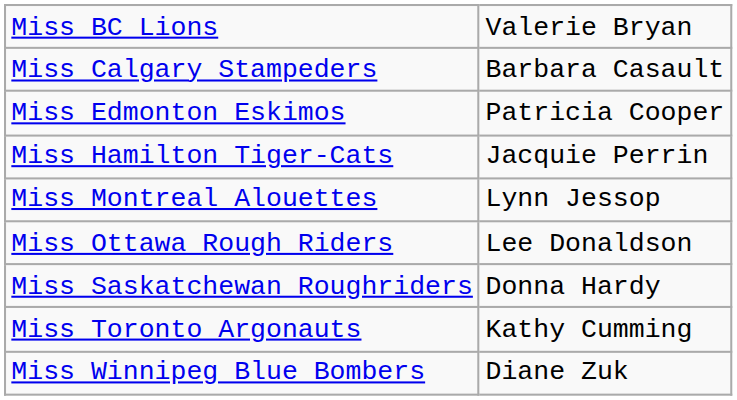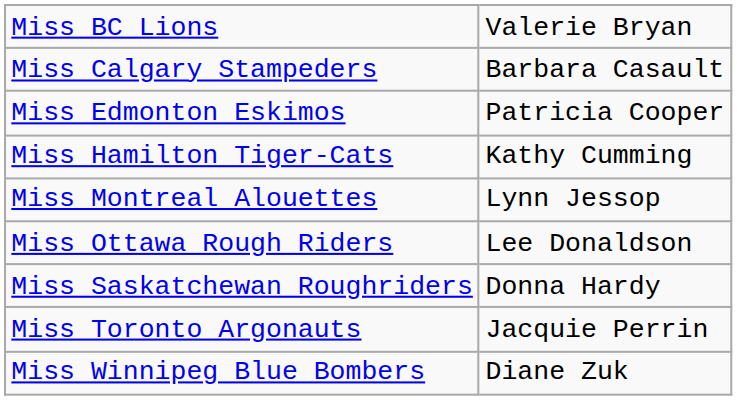(597, 156) Jacquie Perrin -> (589, 156) Kathy Cumming
(589, 329) Kathy Cumming -> (597, 329) Jacquie Perrin
